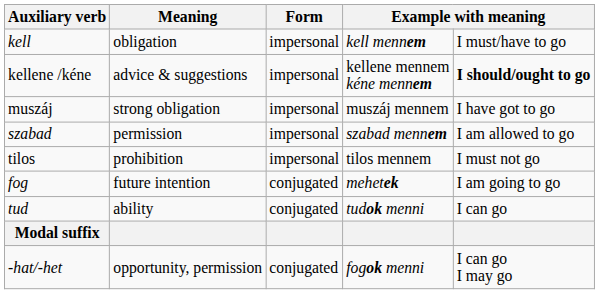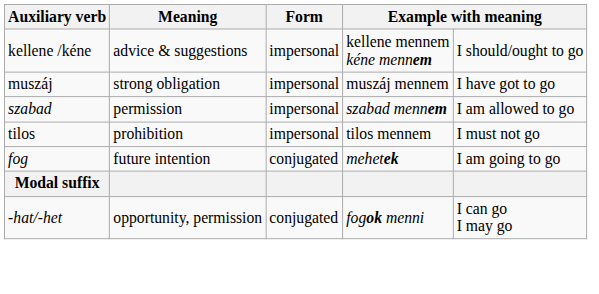- row: (19, 41)
(524, 75) bold -> (520, 50) normal
- row: (18, 208)
